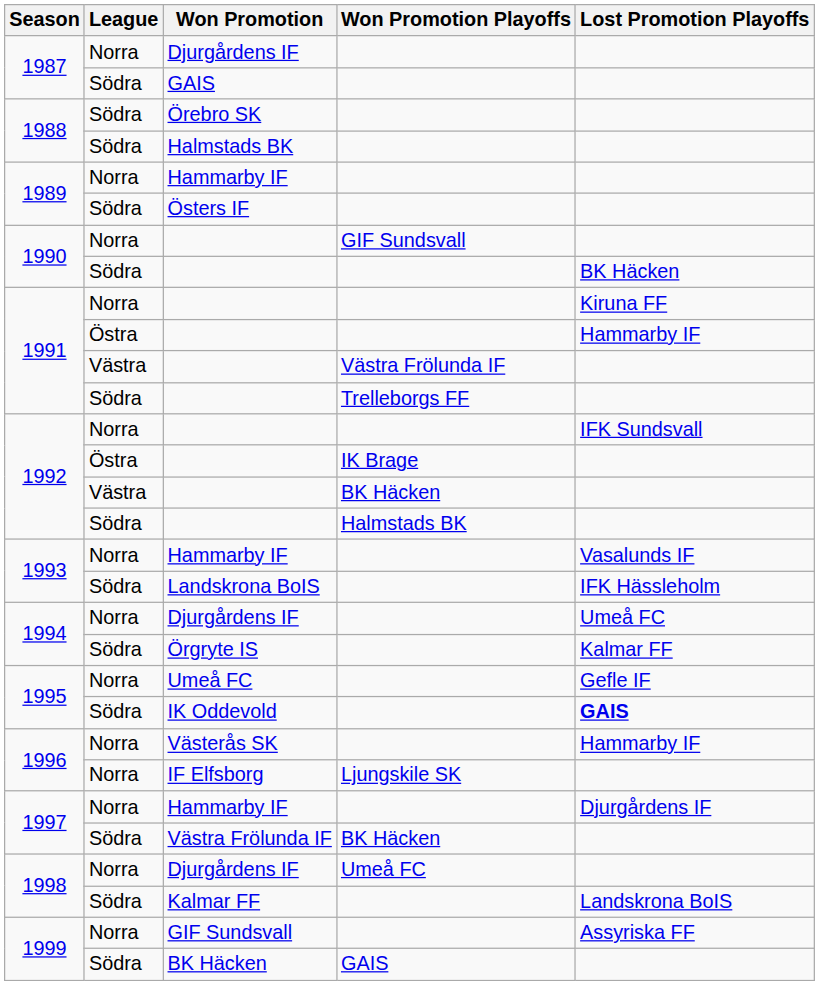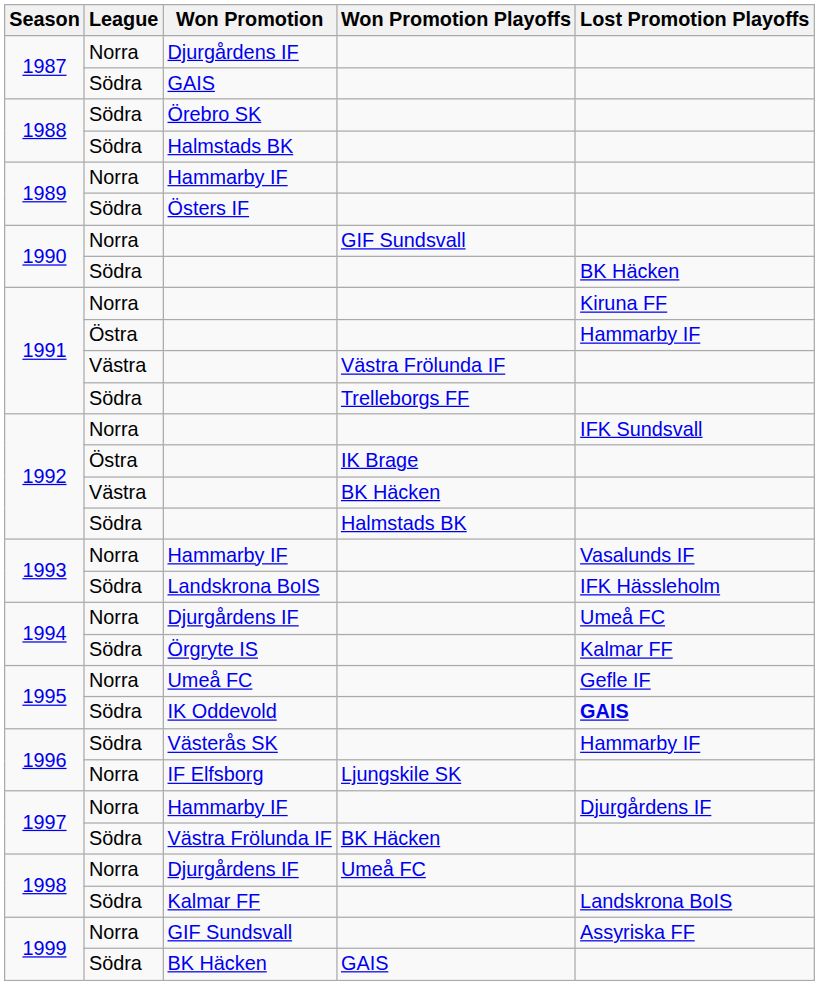(114, 743) Norra -> (115, 743) Södra
